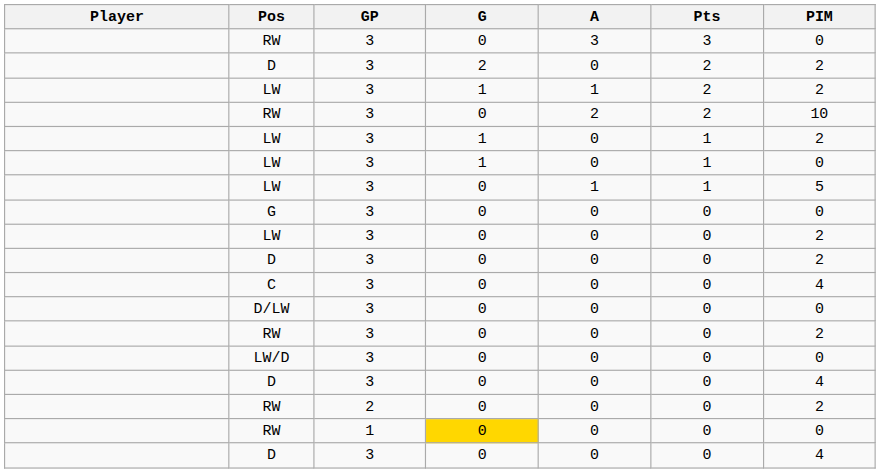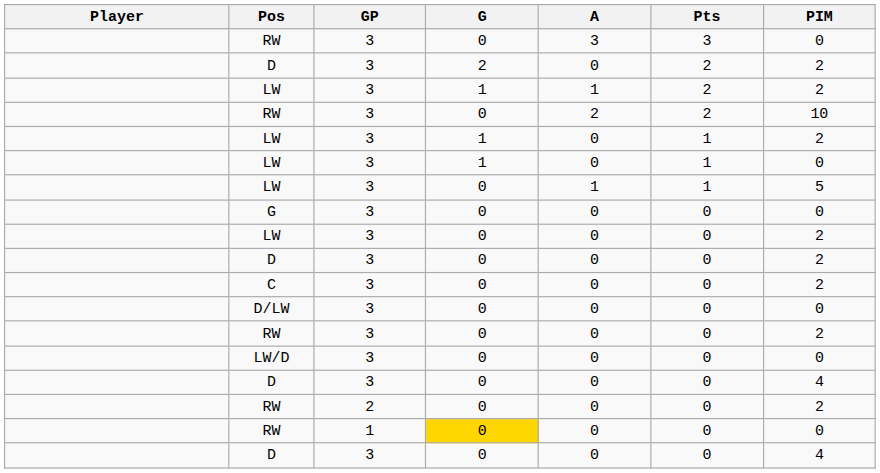(819, 285) 4 -> (819, 285) 2
